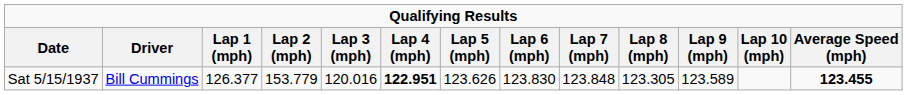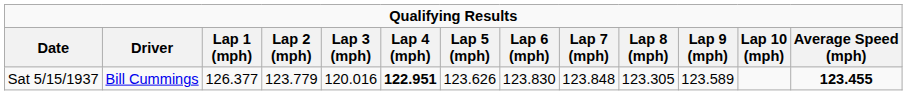(291, 79) 153.779 -> (291, 79) 123.779
